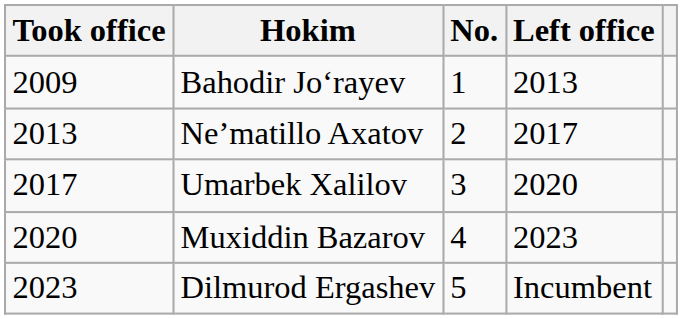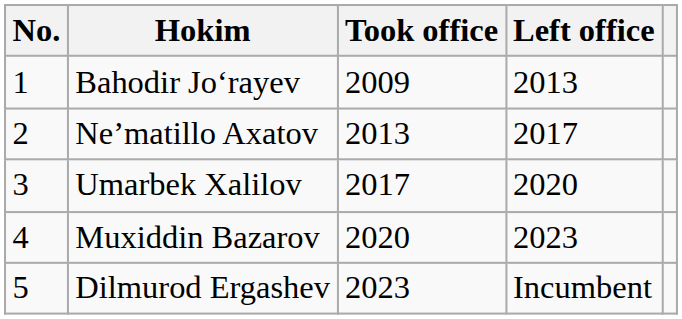columns swapped: (474, 30) <-> (89, 30)
